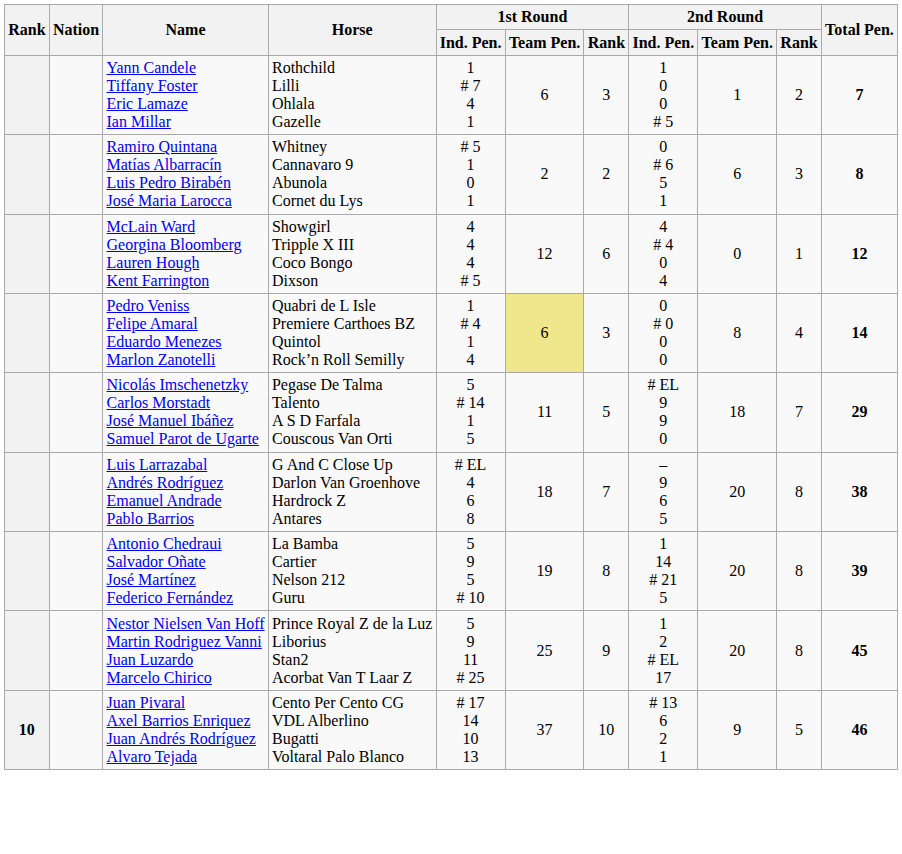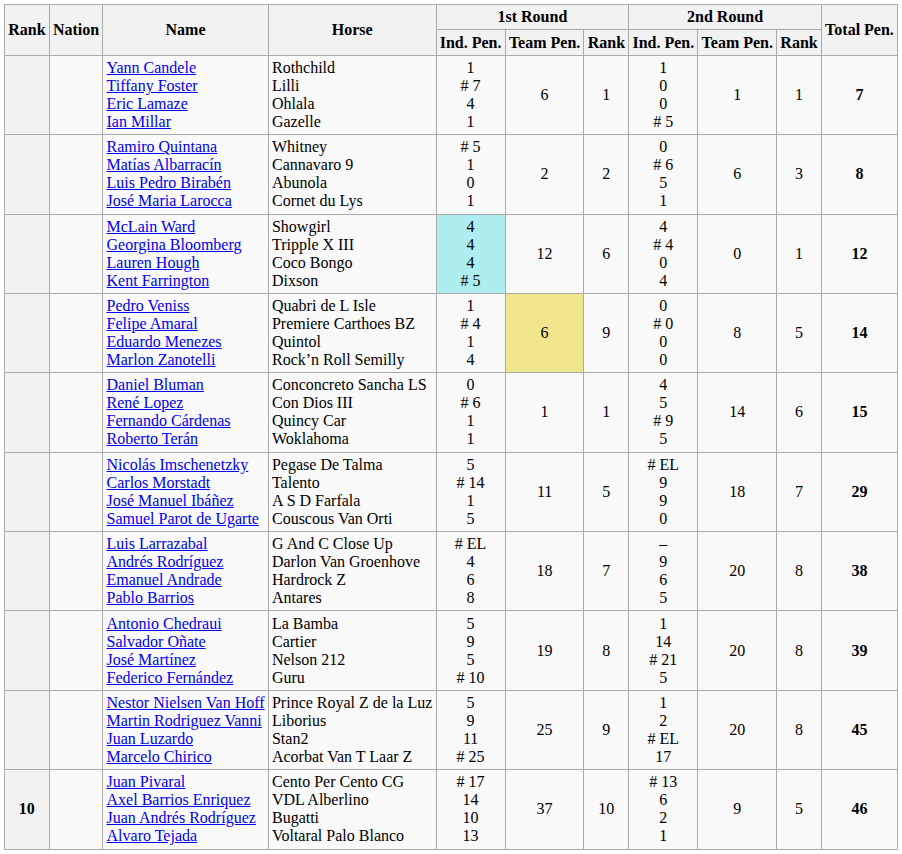(606, 94) 3 -> (606, 94) 1
(799, 94) 2 -> (799, 94) 1
(471, 253) no background -> (471, 253) paleturquoise background
(606, 333) 3 -> (606, 333) 9
(799, 333) 4 -> (799, 333) 5
+ row: (169, 412)
